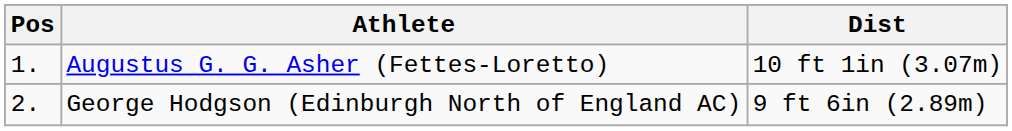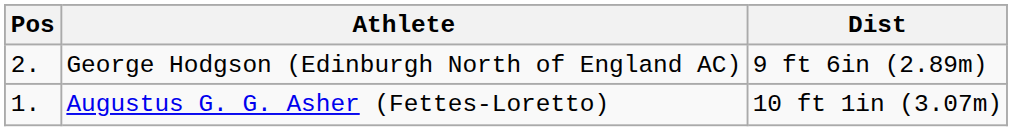rows swapped: (338, 65) <-> (404, 105)
